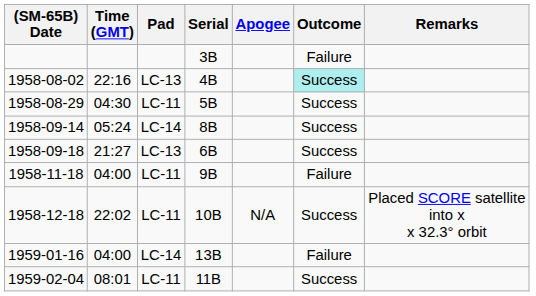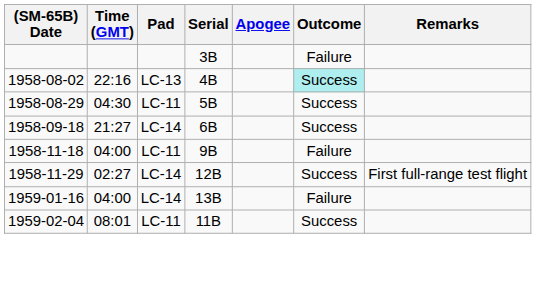- row: (46, 127)
(161, 151) LC-13 -> (161, 127) LC-14
+ row: (46, 174)
- row: (46, 214)
